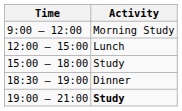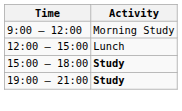(109, 64) normal -> (109, 64) bold
- row: (48, 81)
